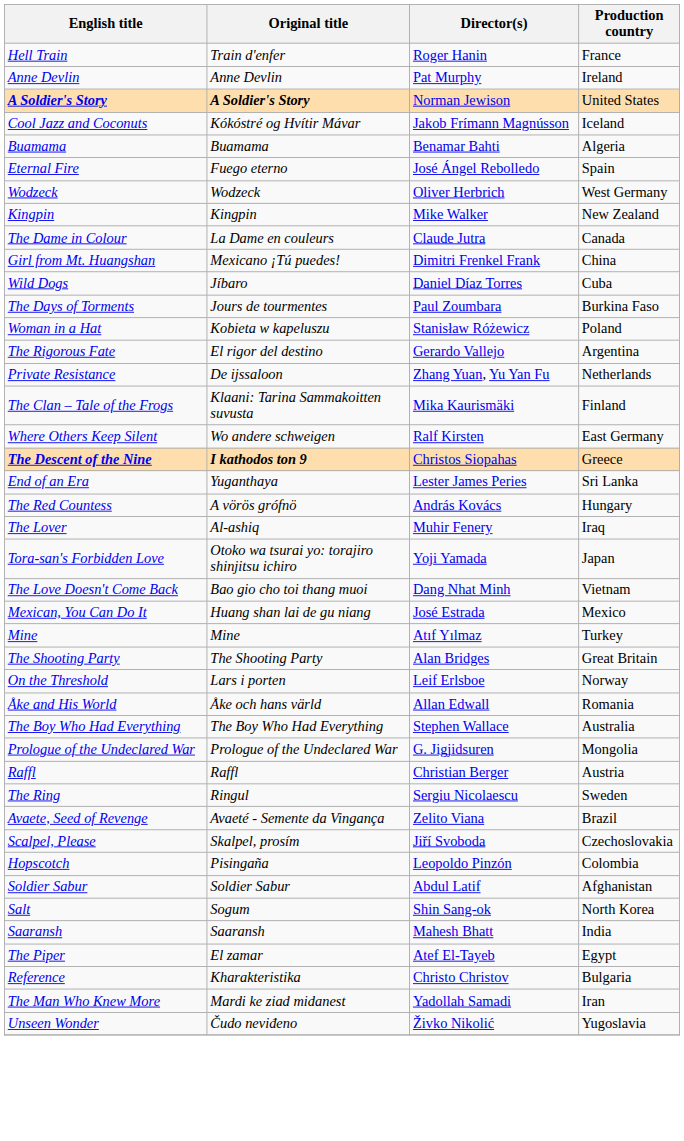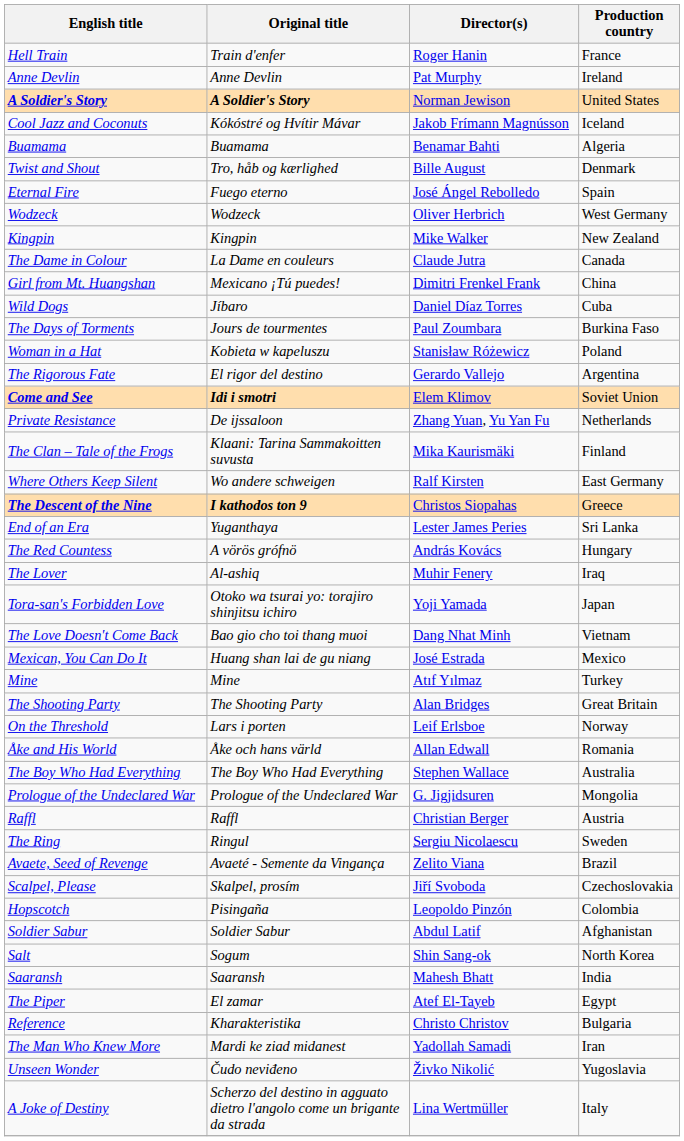+ row: (54, 169)
+ row: (50, 397)
+ row: (58, 1108)
